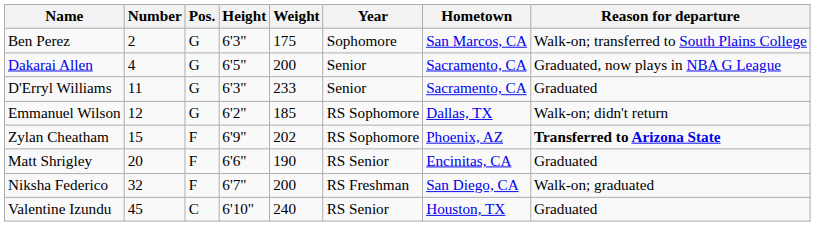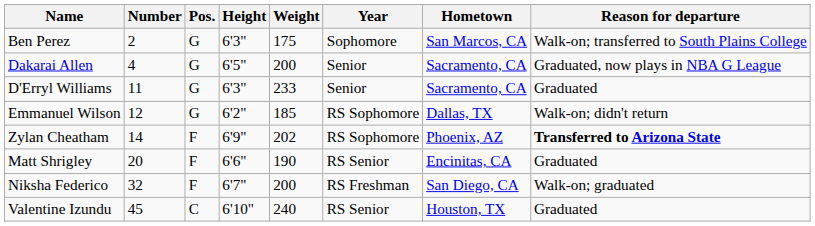(135, 137) 15 -> (135, 137) 14
